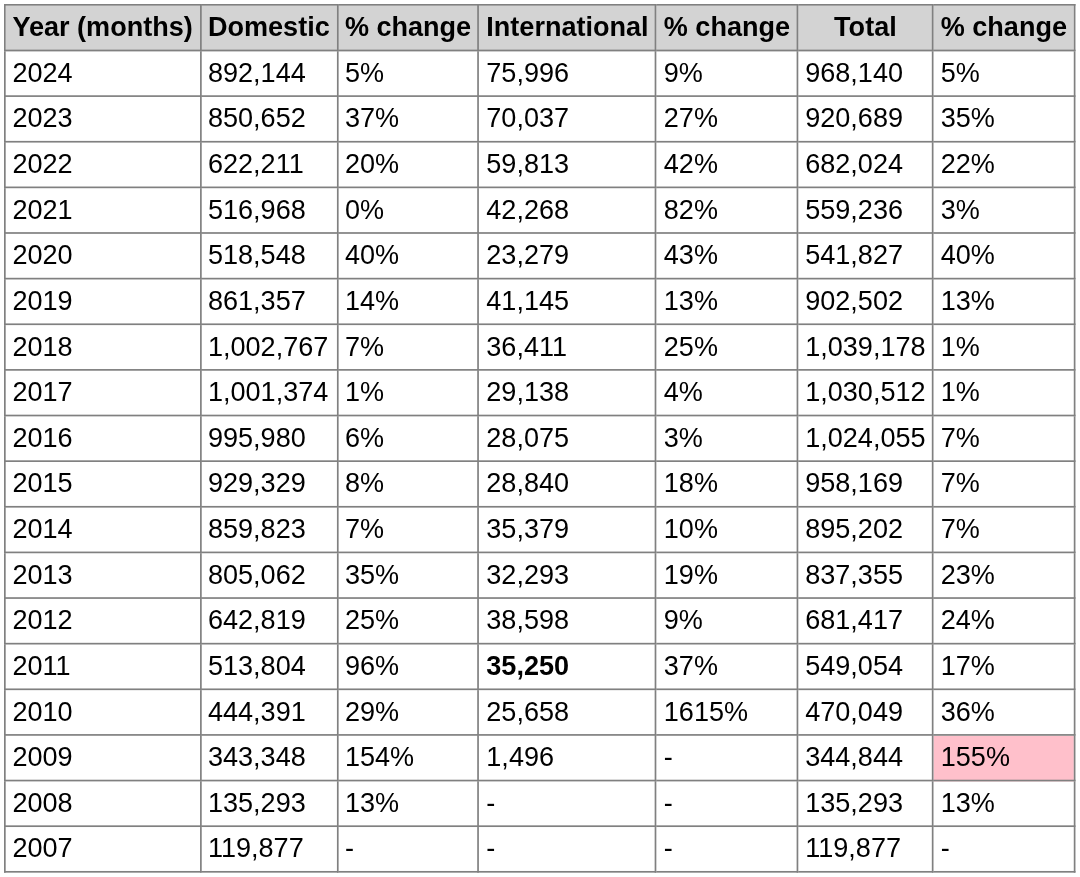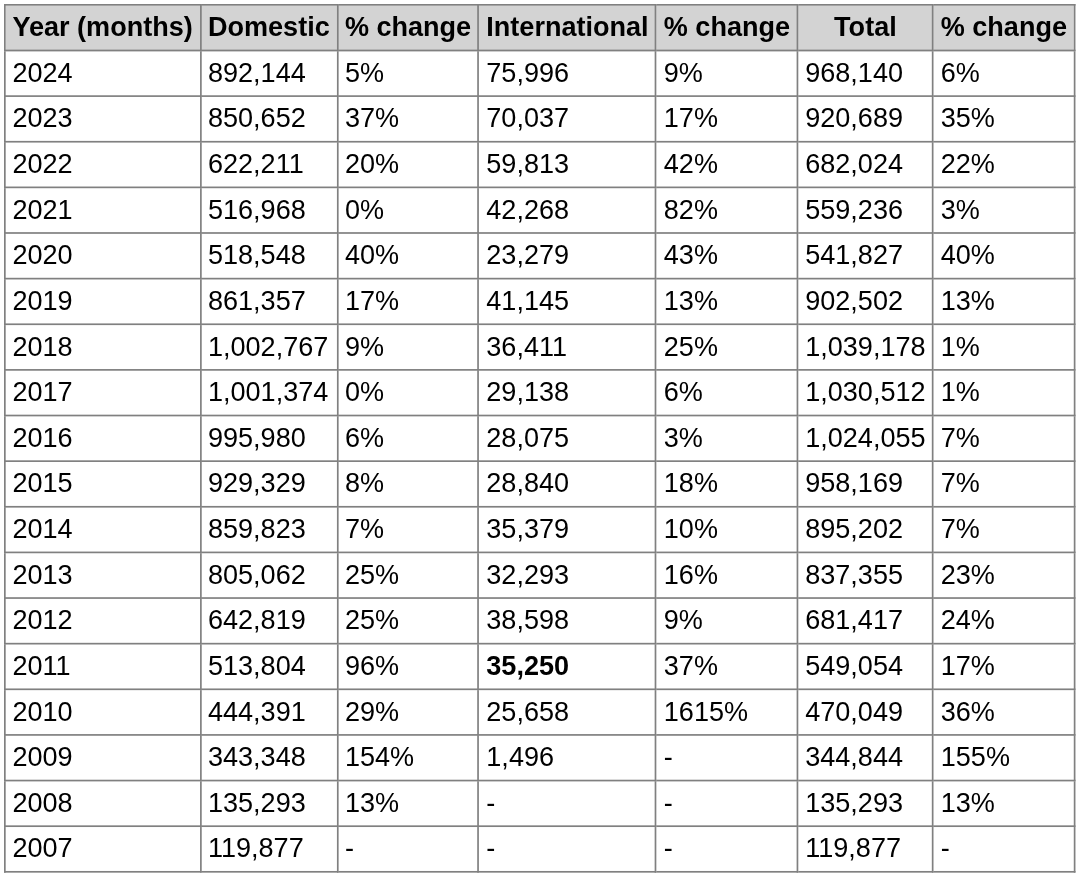(960, 72) 5% -> (960, 72) 6%
(691, 118) 27% -> (691, 118) 17%
(372, 301) 14% -> (372, 301) 17%
(364, 346) 7% -> (364, 346) 9%
(364, 392) 1% -> (364, 392) 0%
(683, 392) 4% -> (683, 392) 6%
(372, 574) 35% -> (372, 574) 25%
(691, 574) 19% -> (691, 574) 16%
(975, 757) pink background -> (975, 757) no background
